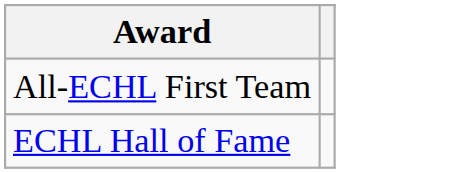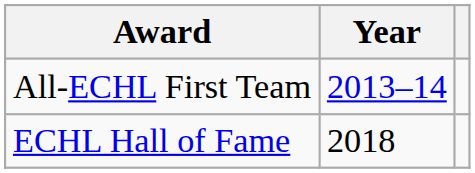+ column: (387, 31)
